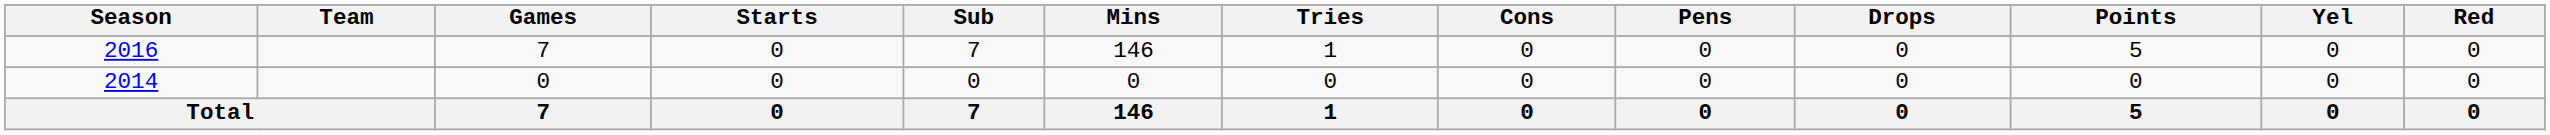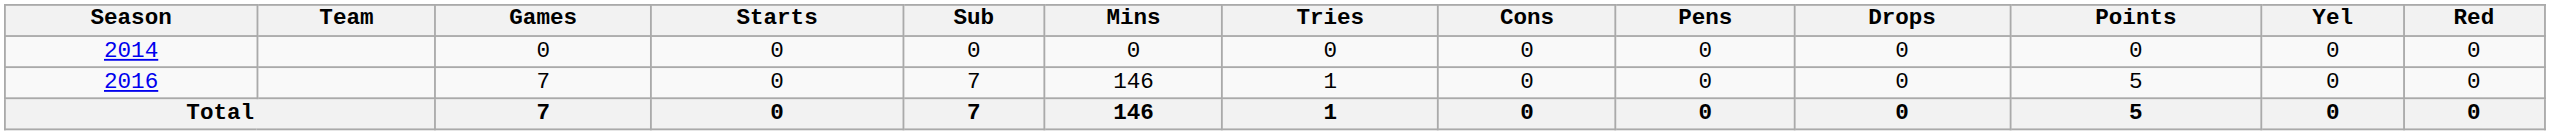rows swapped: (131, 82) <-> (131, 51)
